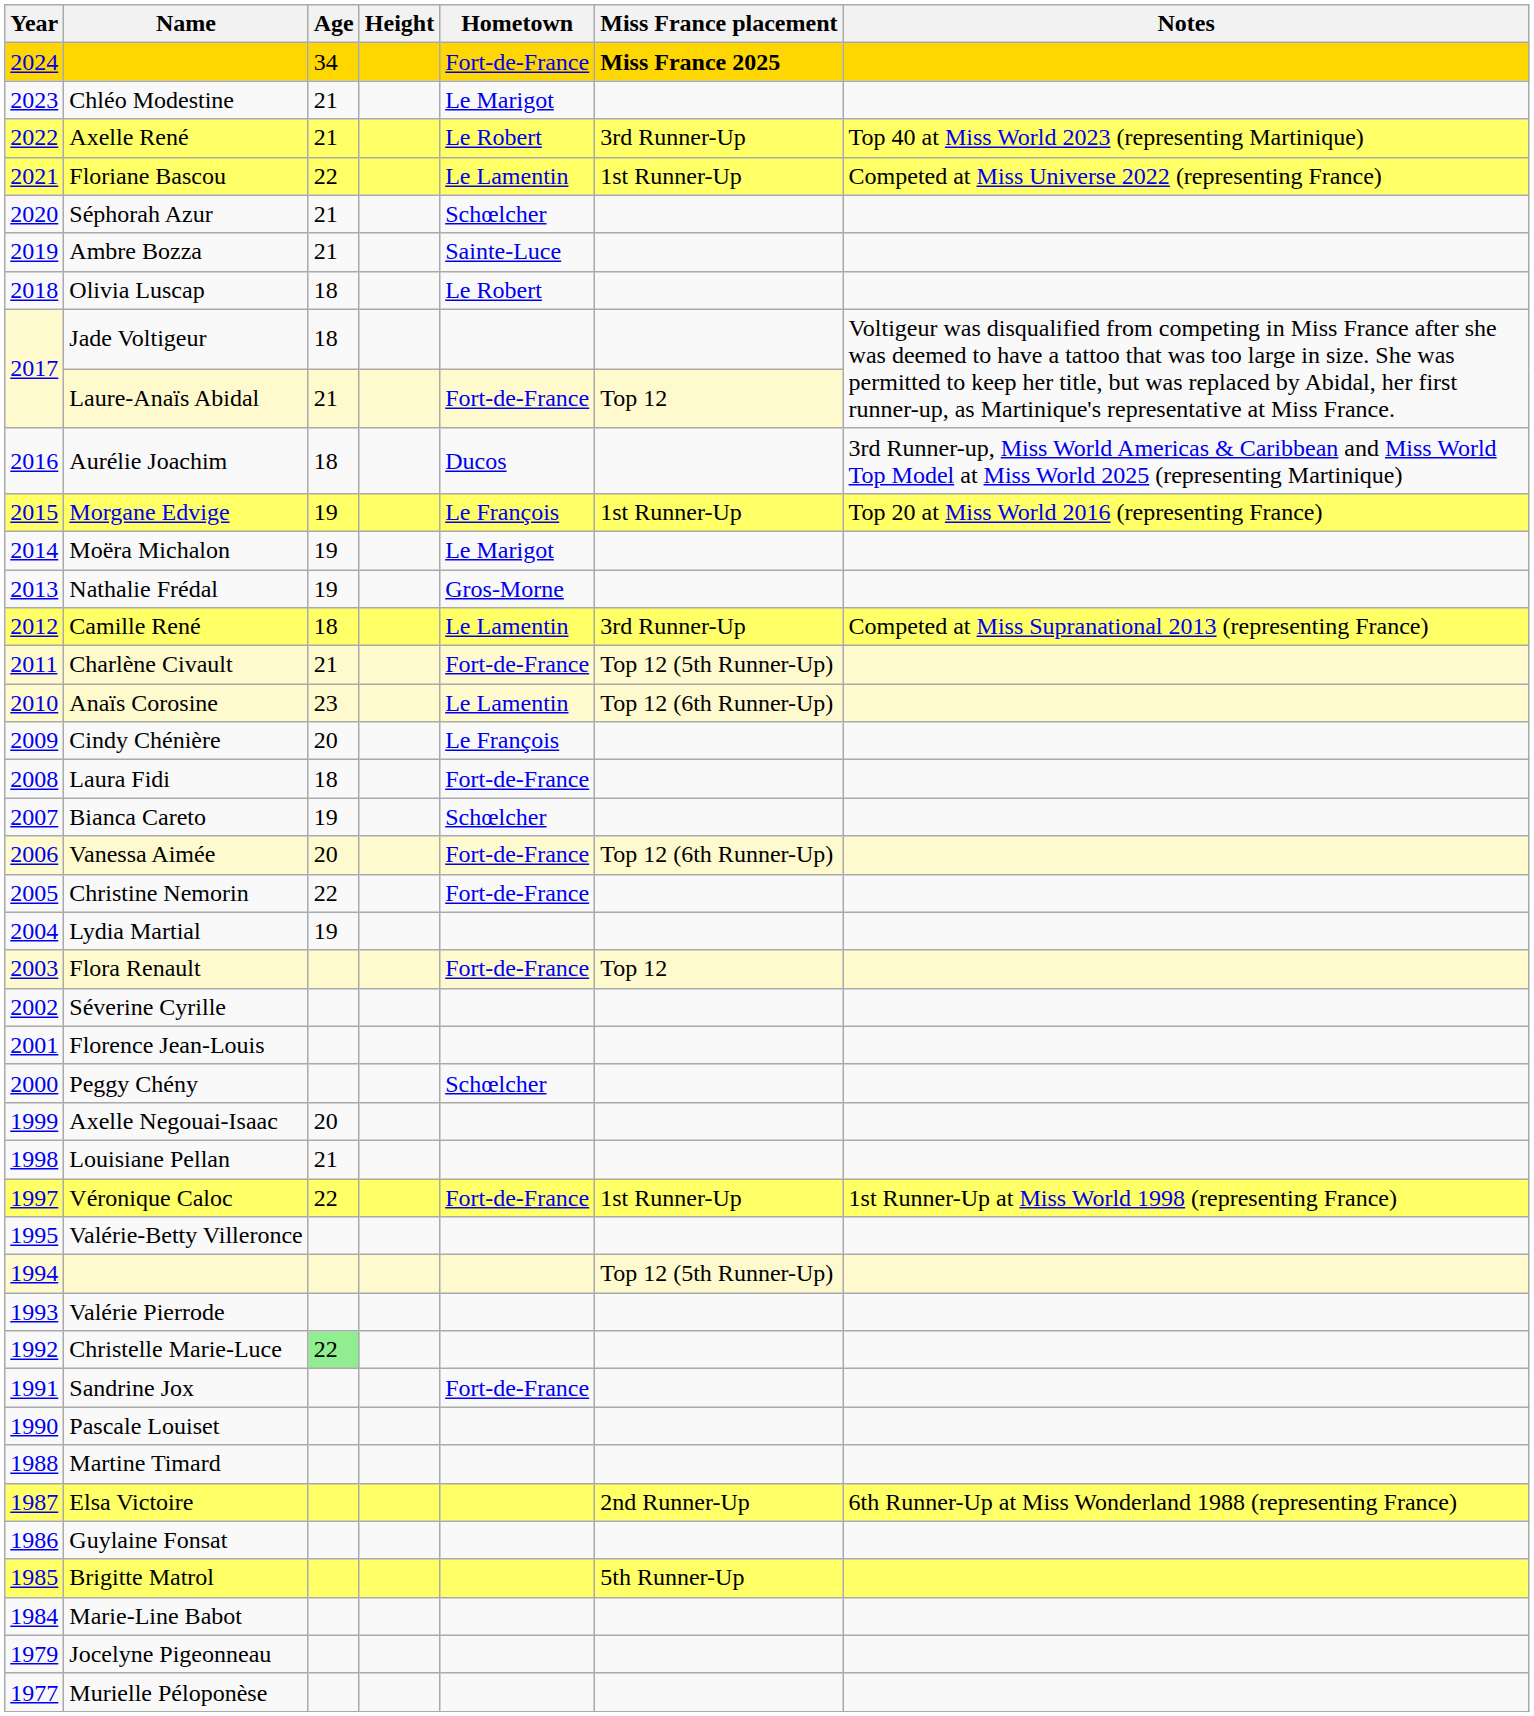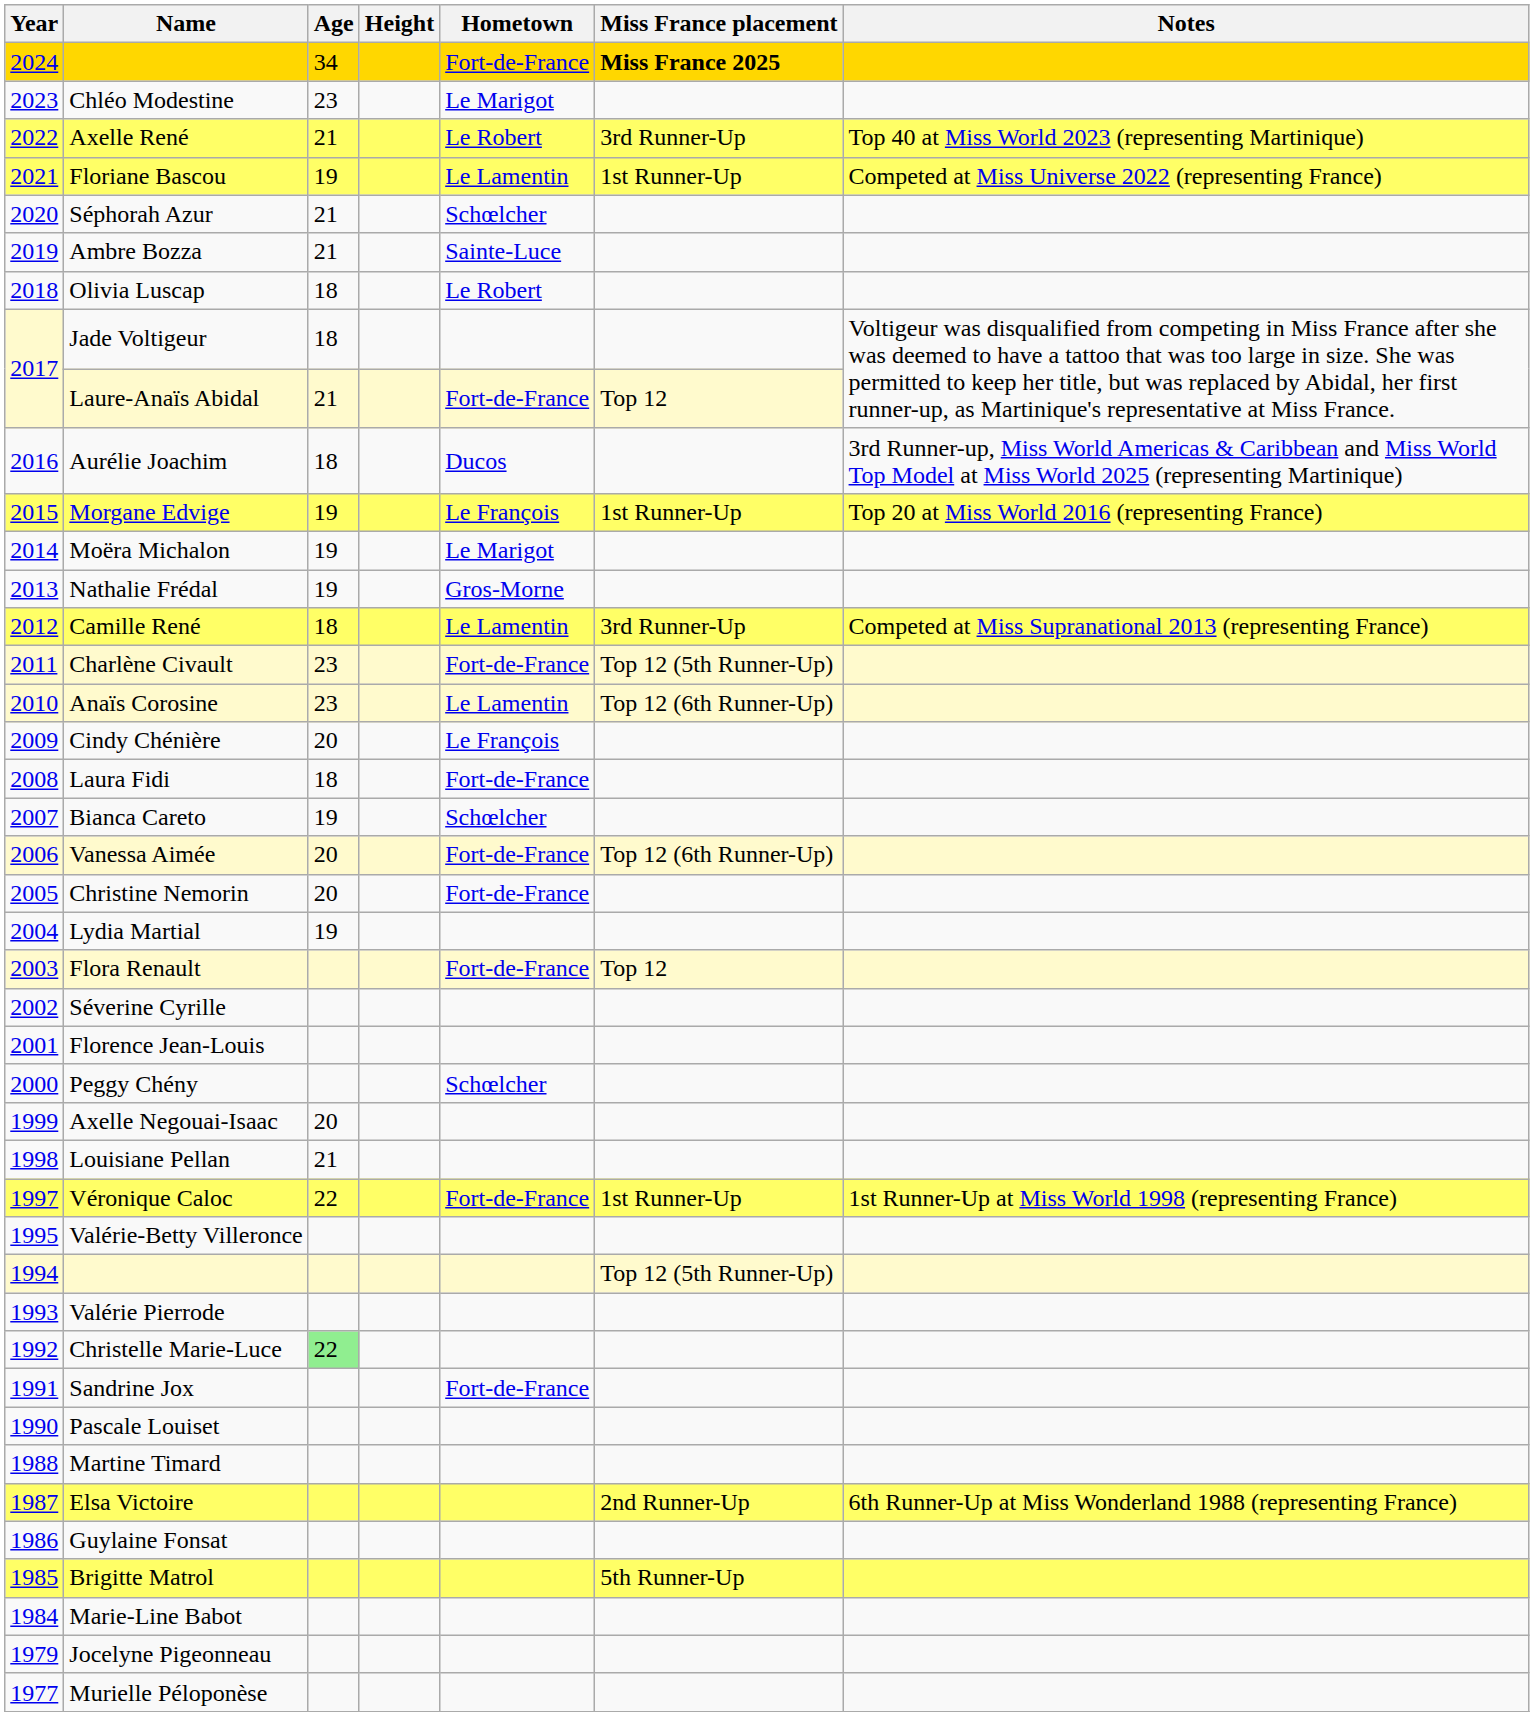(326, 99) 21 -> (326, 99) 23
(326, 175) 22 -> (326, 175) 19
(326, 664) 21 -> (326, 664) 23
(326, 892) 22 -> (326, 892) 20
